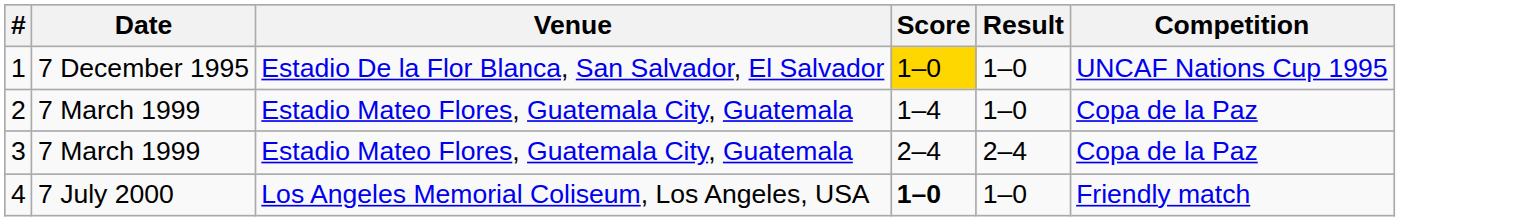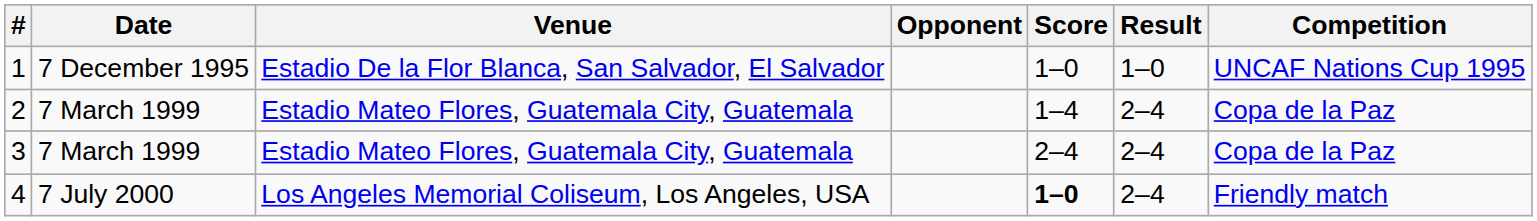+ column: (959, 25)
(919, 67) gold background -> (1056, 67) no background
(1005, 109) 1–0 -> (1143, 109) 2–4
(1005, 194) 1–0 -> (1143, 194) 2–4
